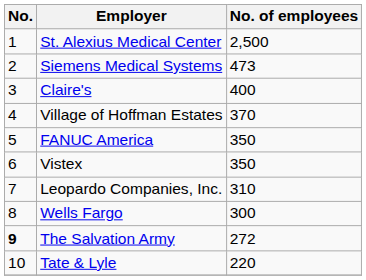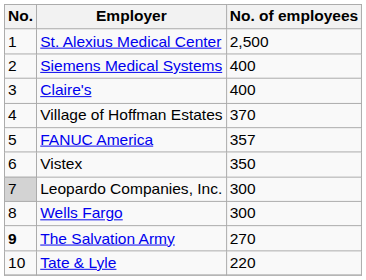(243, 66) 473 -> (243, 66) 400
(243, 139) 350 -> (243, 139) 357
(12, 189) no background -> (12, 189) lightgrey background
(243, 189) 310 -> (243, 189) 300
(243, 238) 272 -> (243, 238) 270
